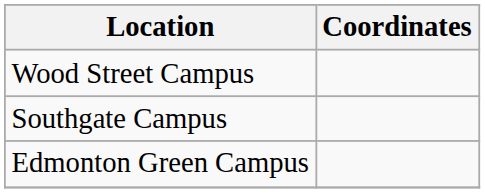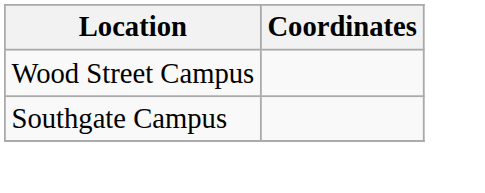- row: (160, 163)
